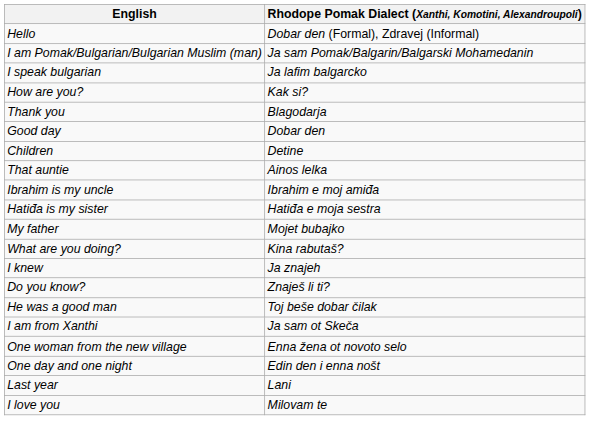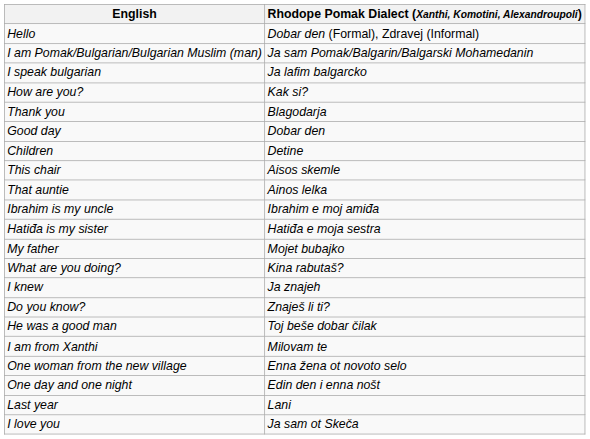+ row: (34, 170)
(313, 326) Ja sam ot Skeča -> (297, 346) Milovam te
(297, 405) Milovam te -> (313, 424) Ja sam ot Skeča
